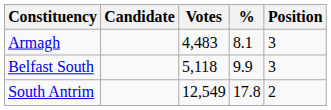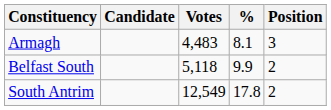(272, 67) 3 -> (272, 67) 2
